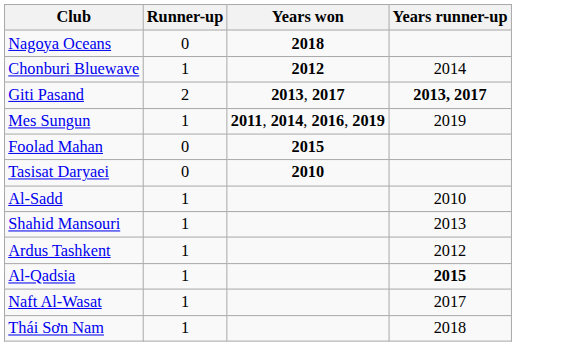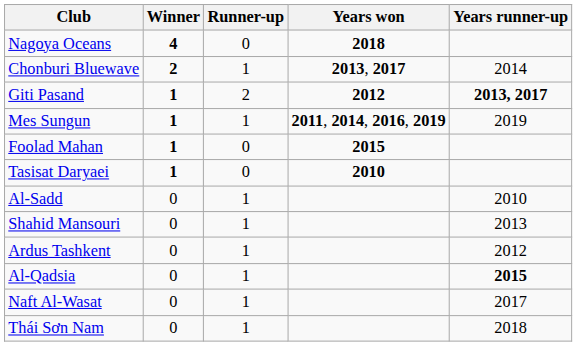+ column: (173, 17)
(308, 69) 2012 -> (369, 69) 2013, 2017
(308, 95) 2013, 2017 -> (369, 95) 2012
